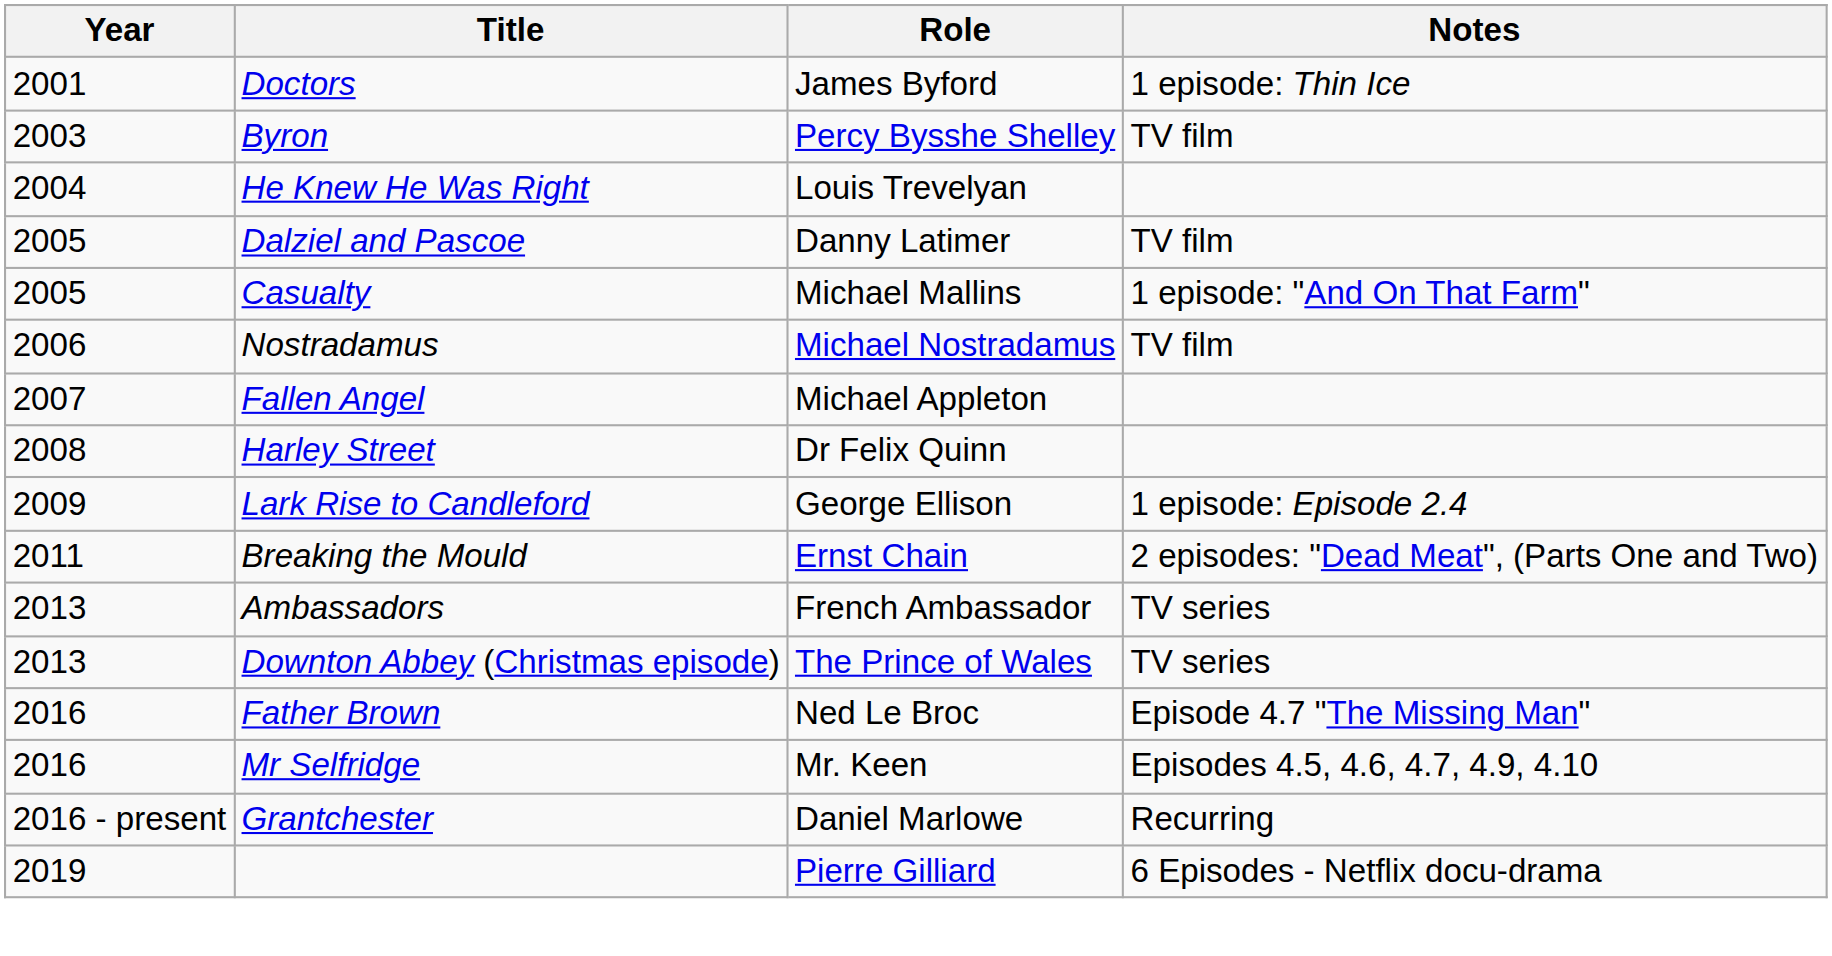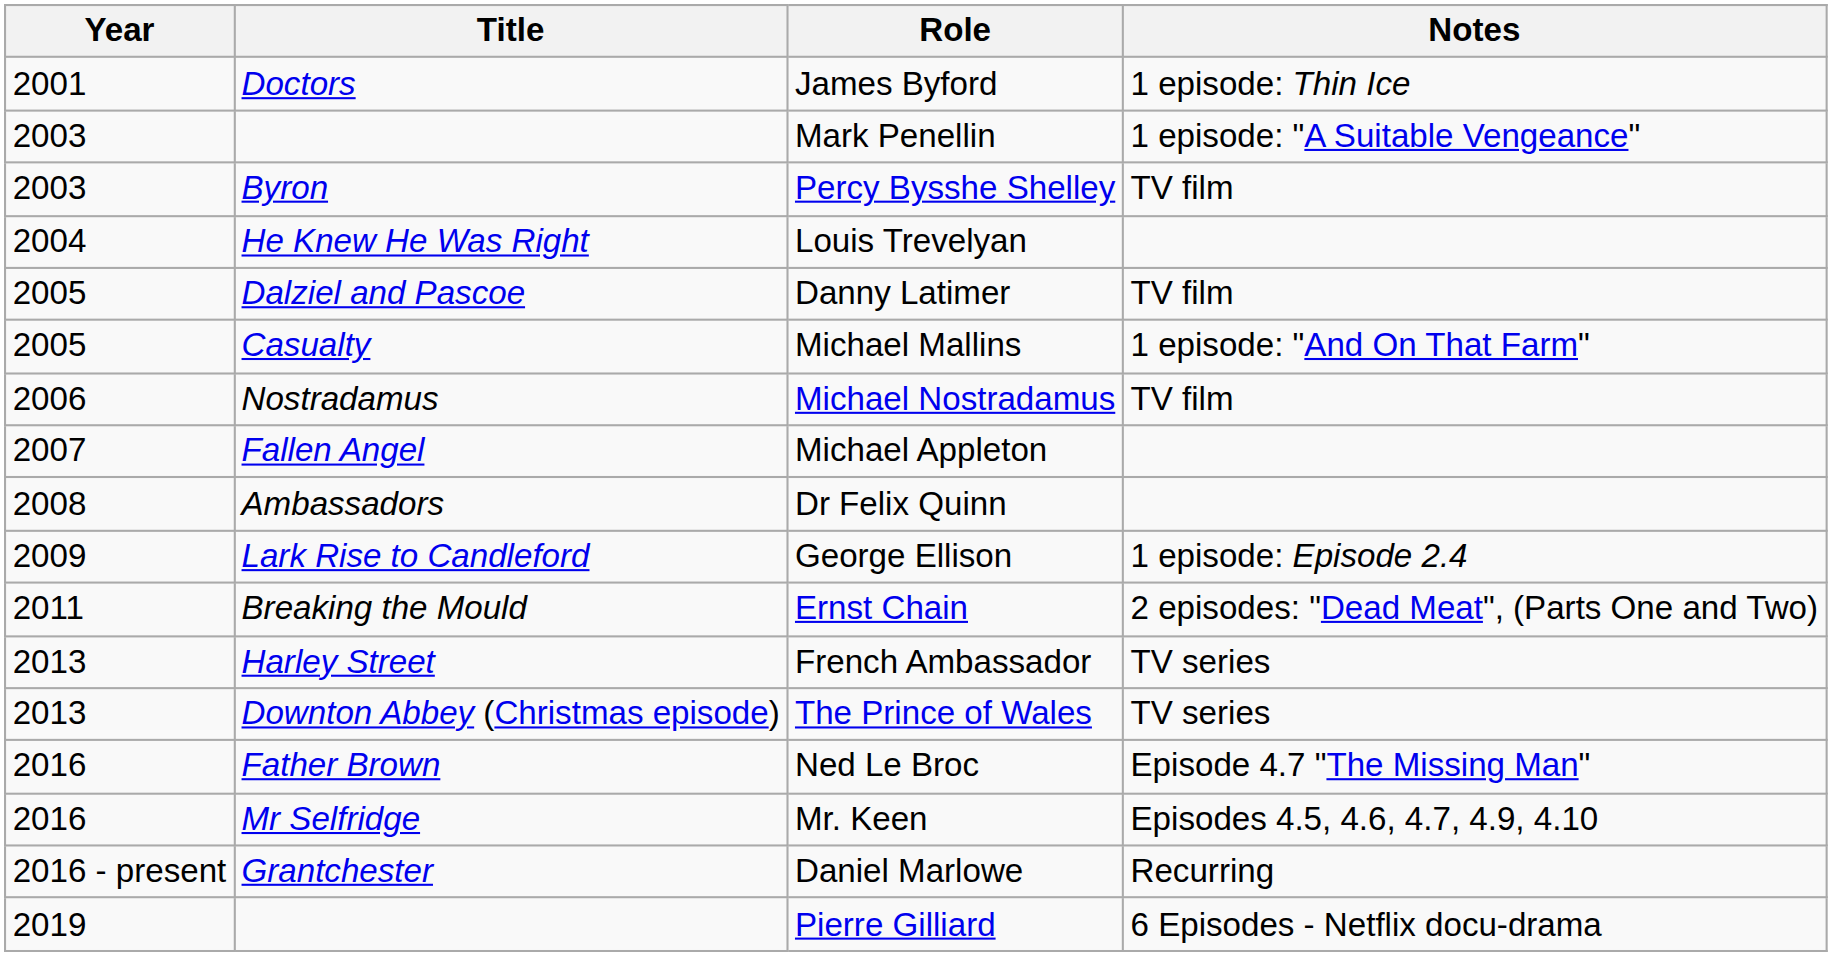+ row: (895, 135)
(338, 450) Harley Street -> (343, 503) Ambassadors
(343, 608) Ambassadors -> (338, 661) Harley Street
